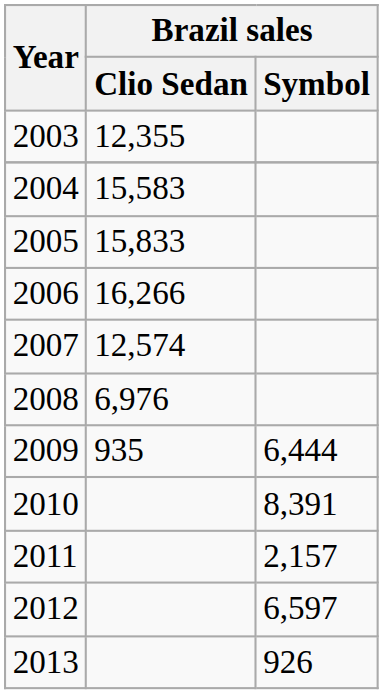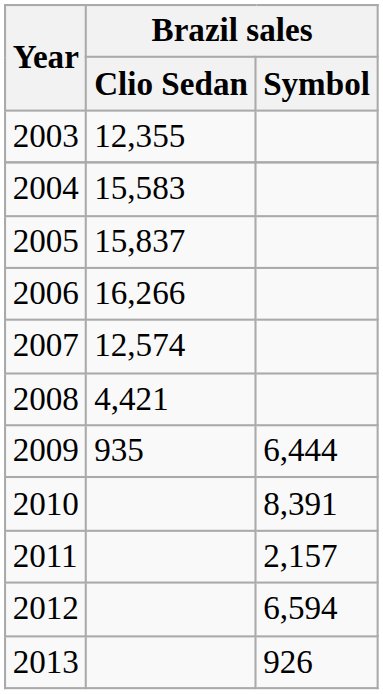(140, 240) 15,833 -> (140, 240) 15,837
(131, 398) 6,976 -> (131, 398) 4,421
(300, 608) 6,597 -> (300, 608) 6,594
